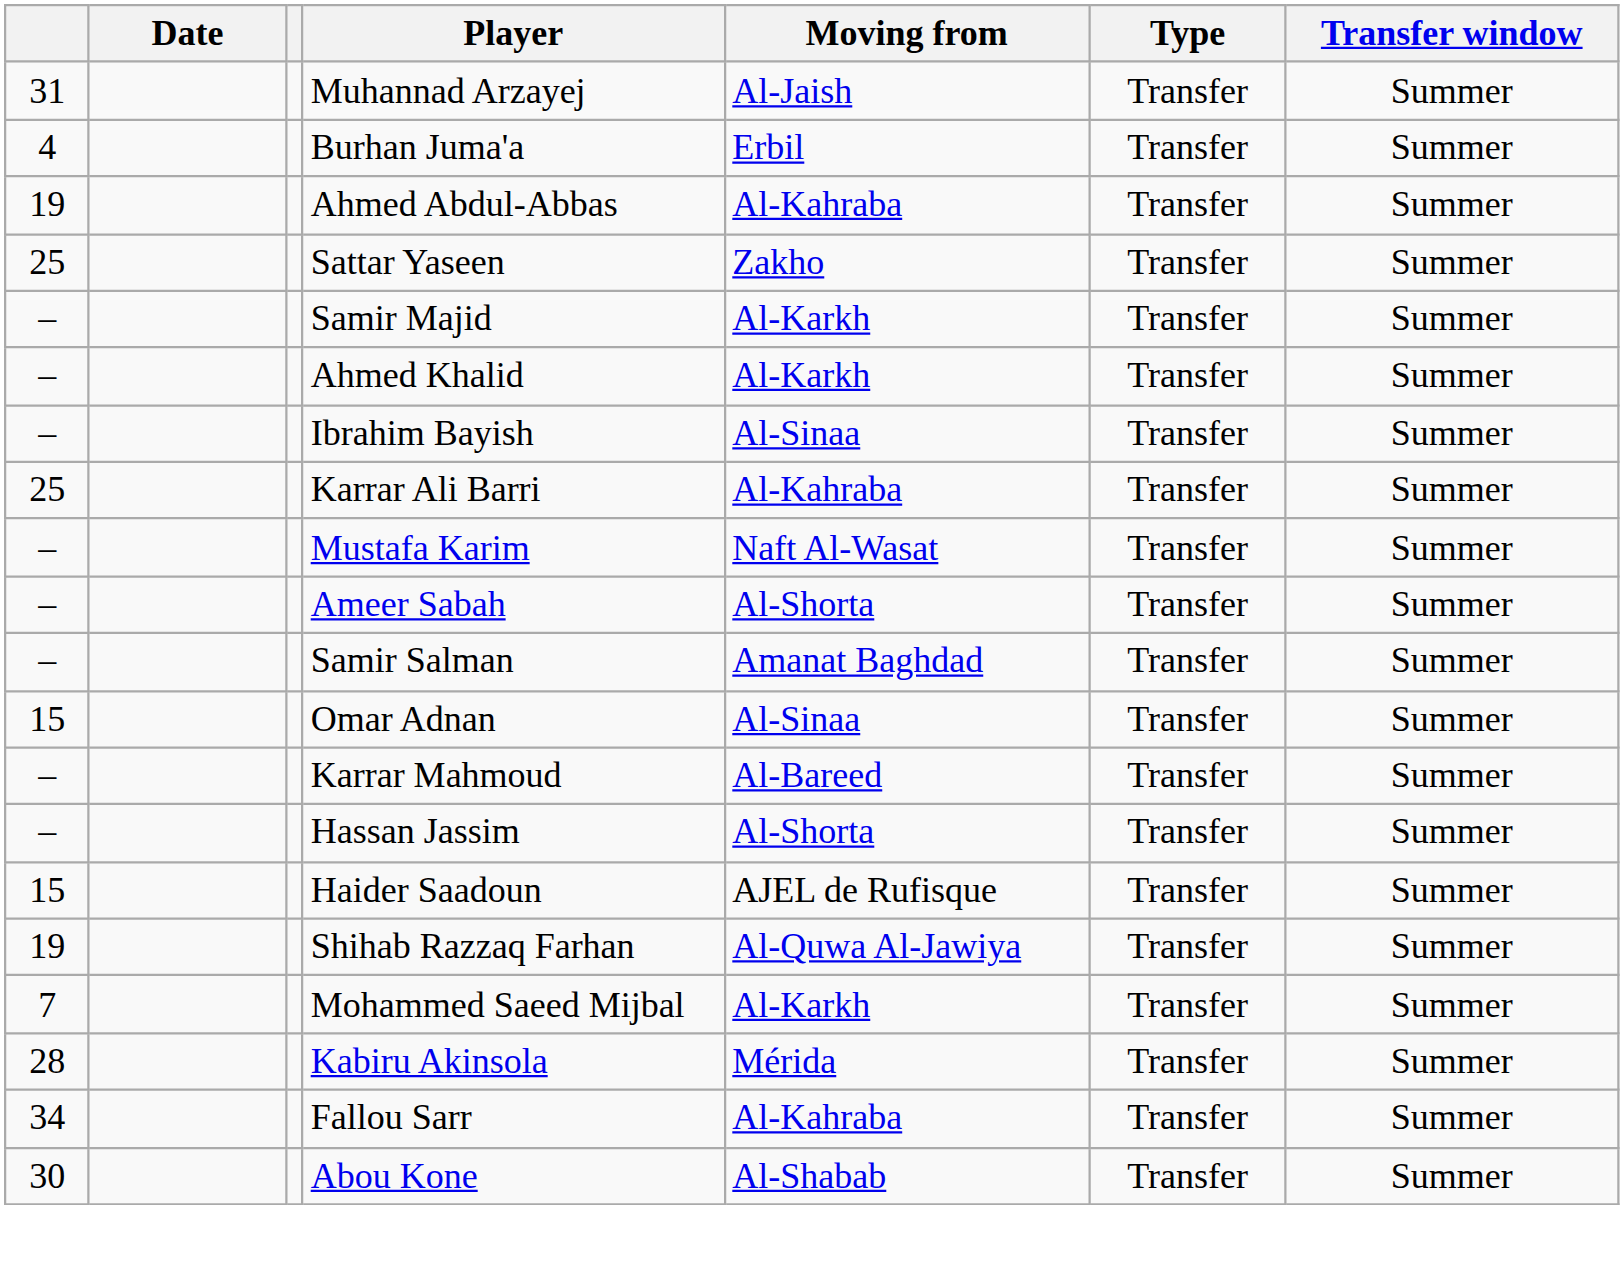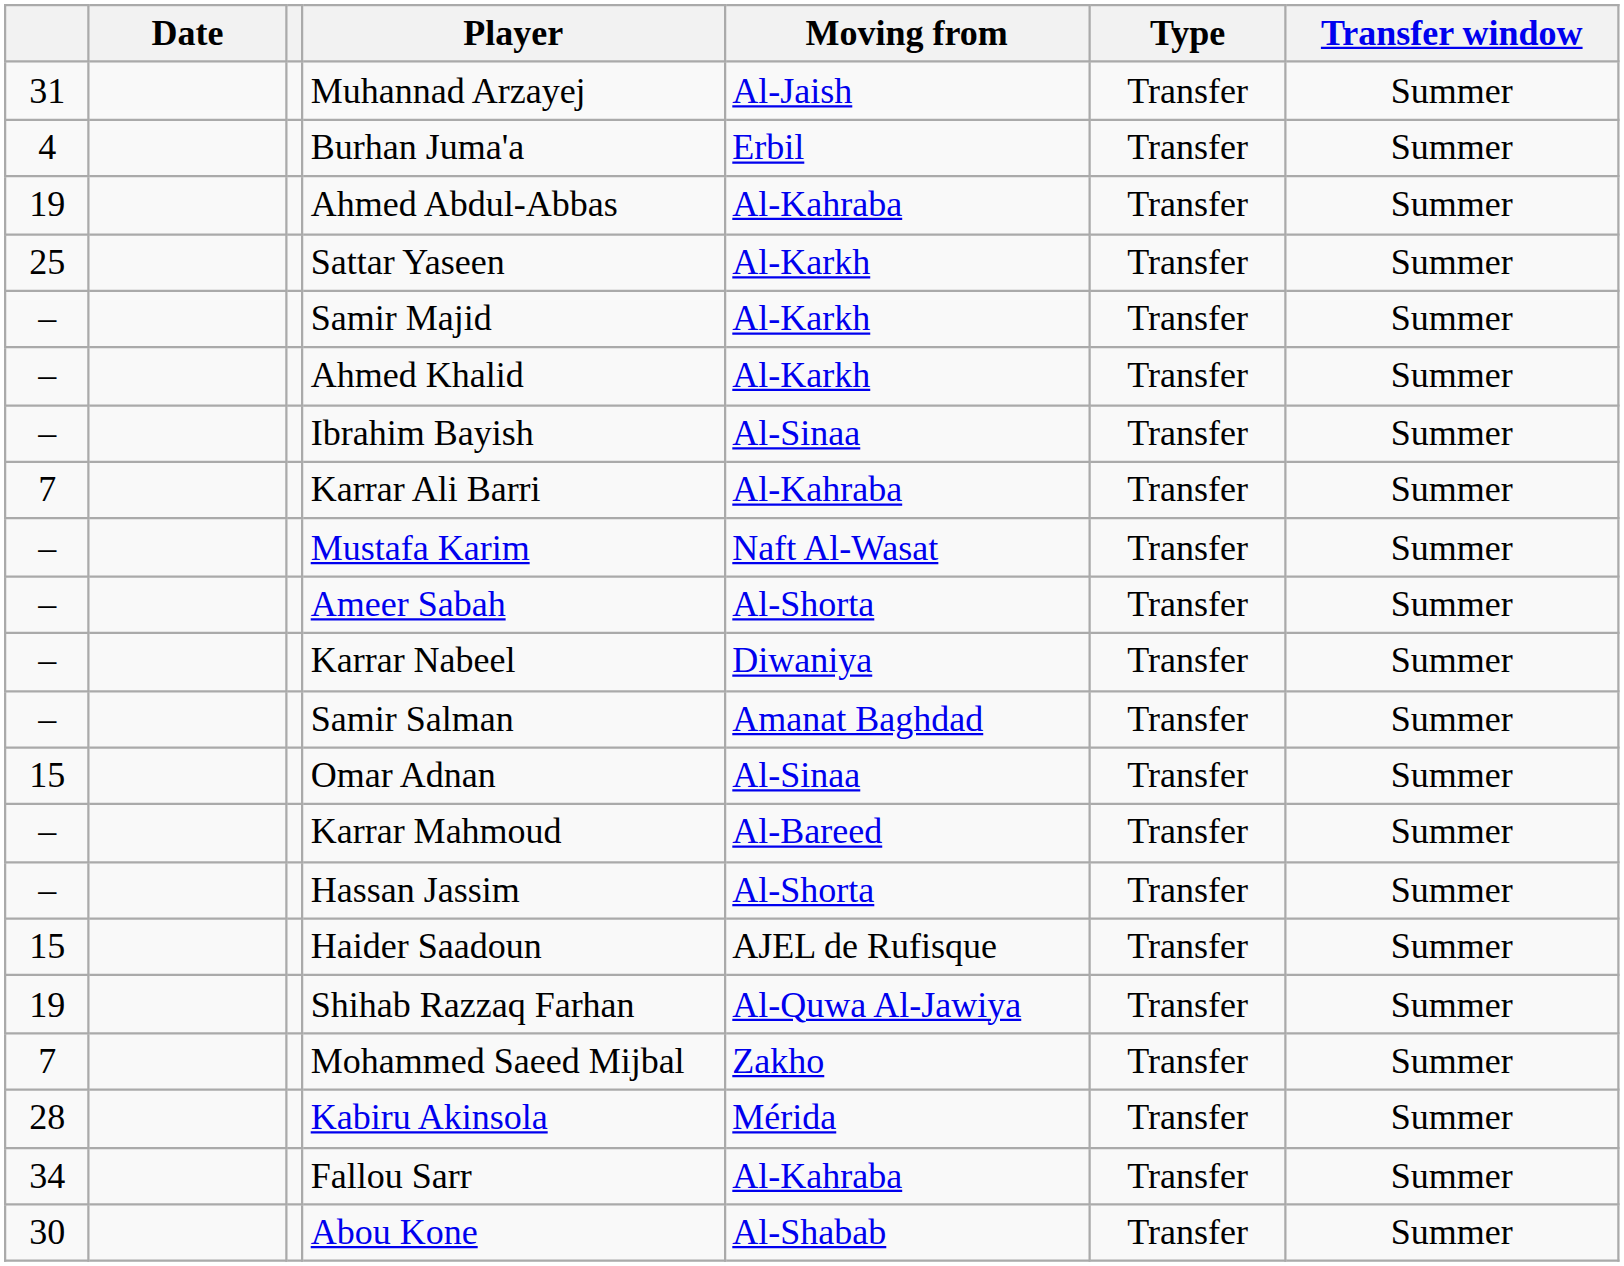(778, 261) Zakho -> (801, 261) Al-Karkh
(47, 489) 25 -> (47, 489) 7
+ row: (413, 661)
(801, 1003) Al-Karkh -> (778, 1060) Zakho
